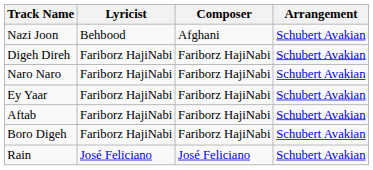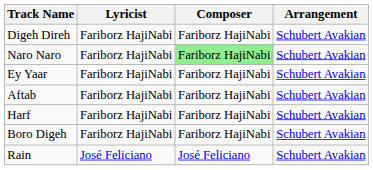- row: (33, 34)
(224, 74) no background -> (224, 54) lightgreen background
+ row: (19, 114)
